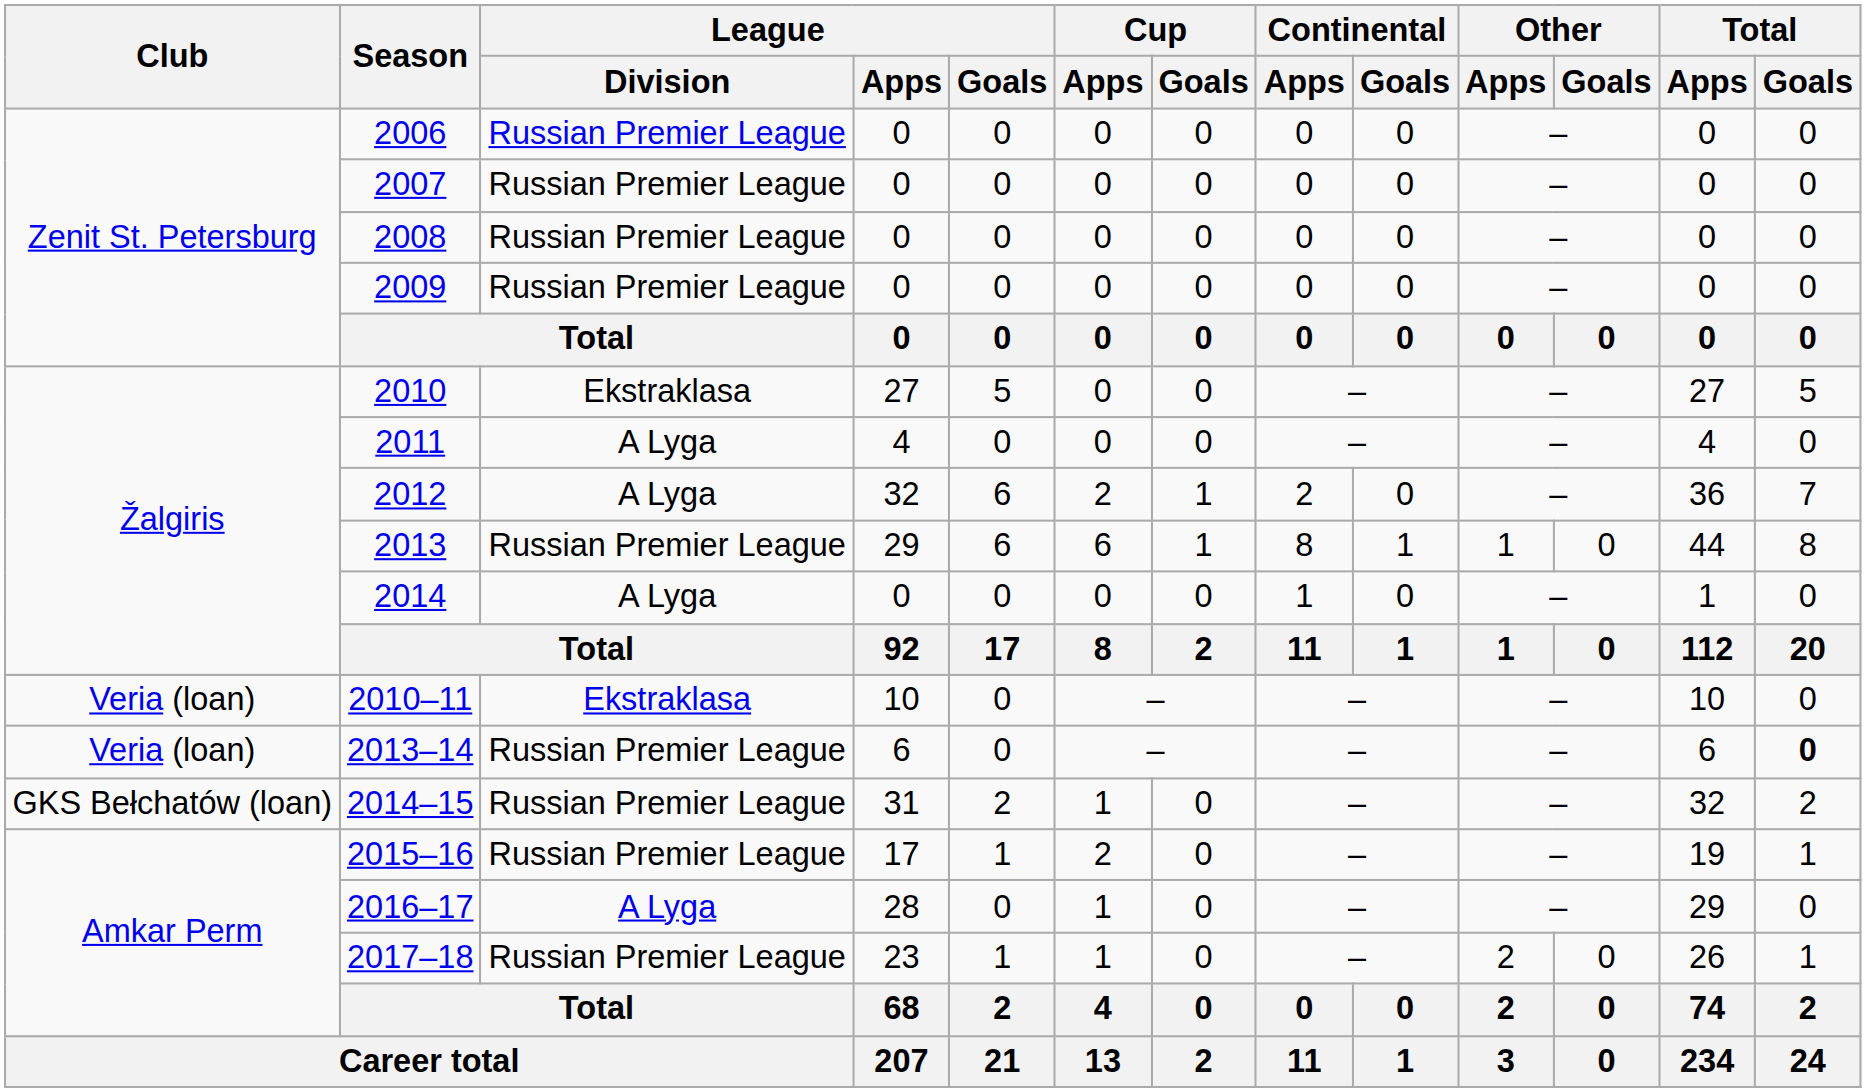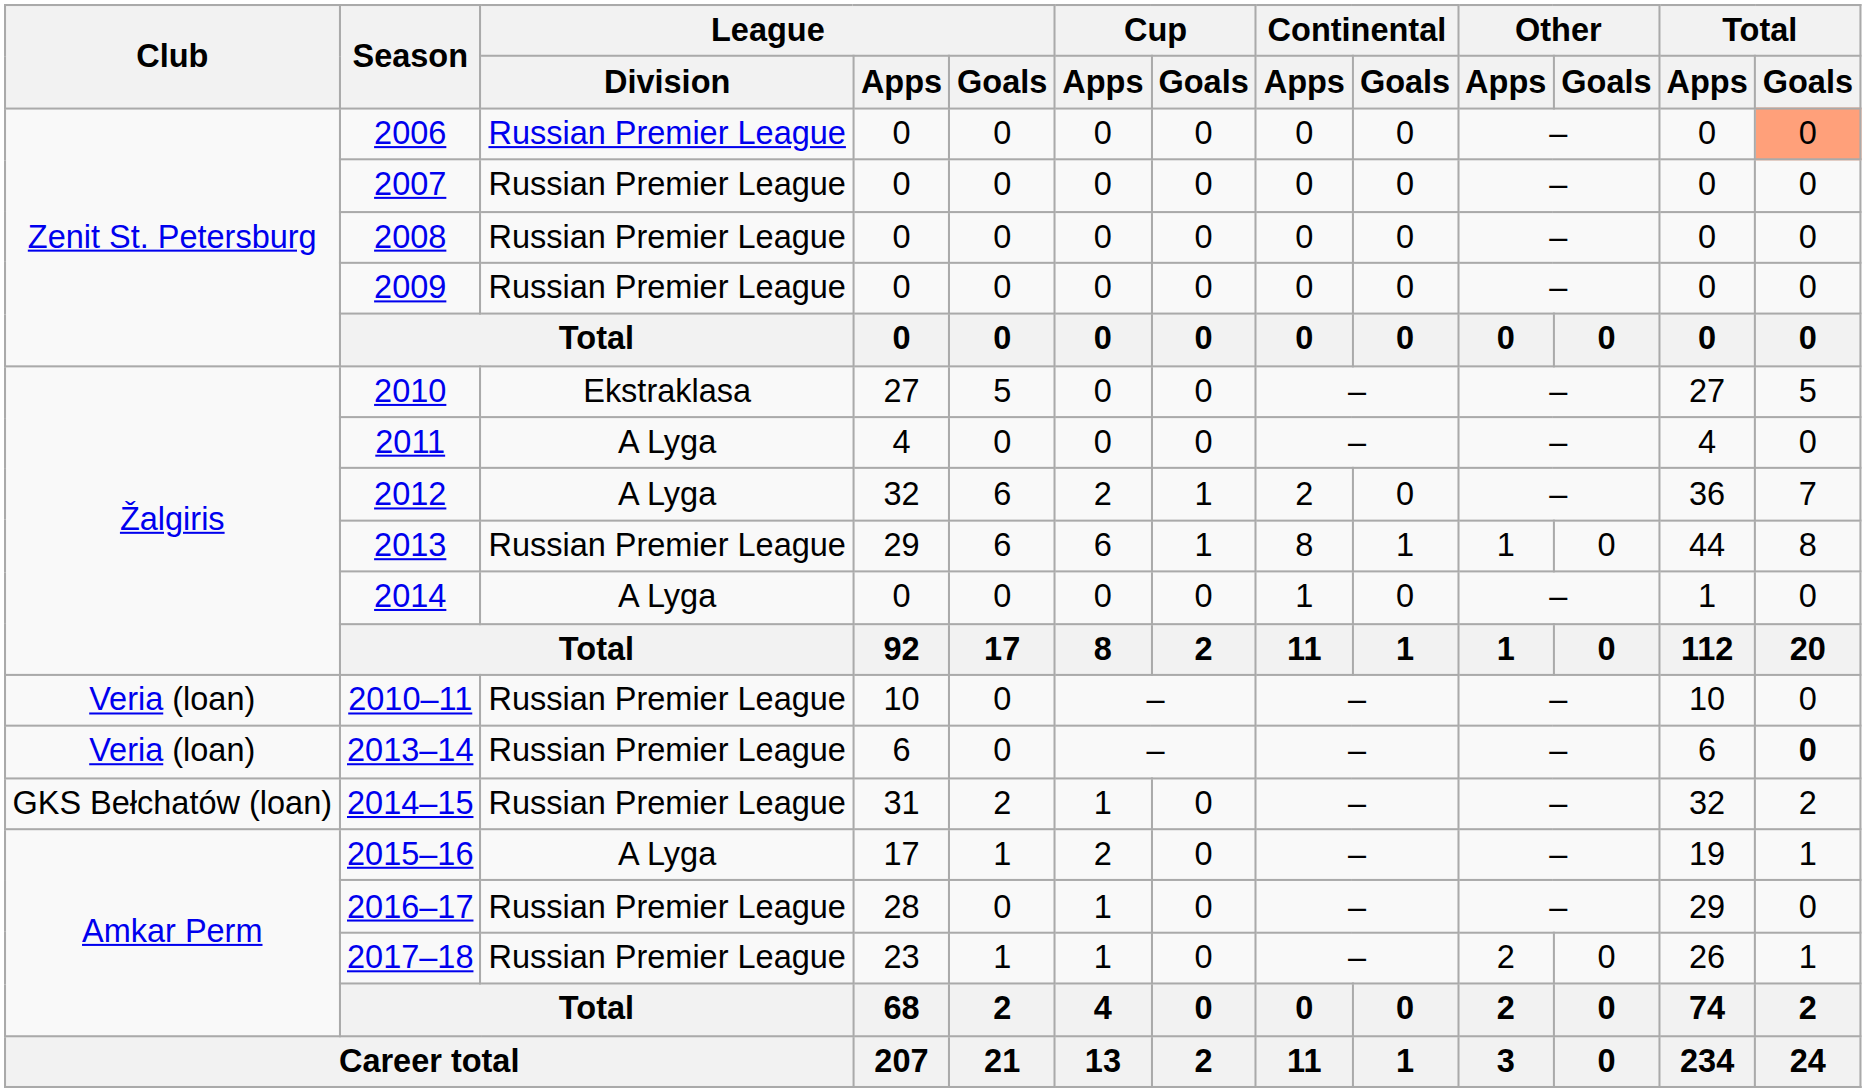(1808, 133) no background -> (1808, 133) lightsalmon background
(667, 699) Ekstraklasa -> (667, 699) Russian Premier League
(667, 854) Russian Premier League -> (667, 854) A Lyga
(667, 905) A Lyga -> (667, 905) Russian Premier League
